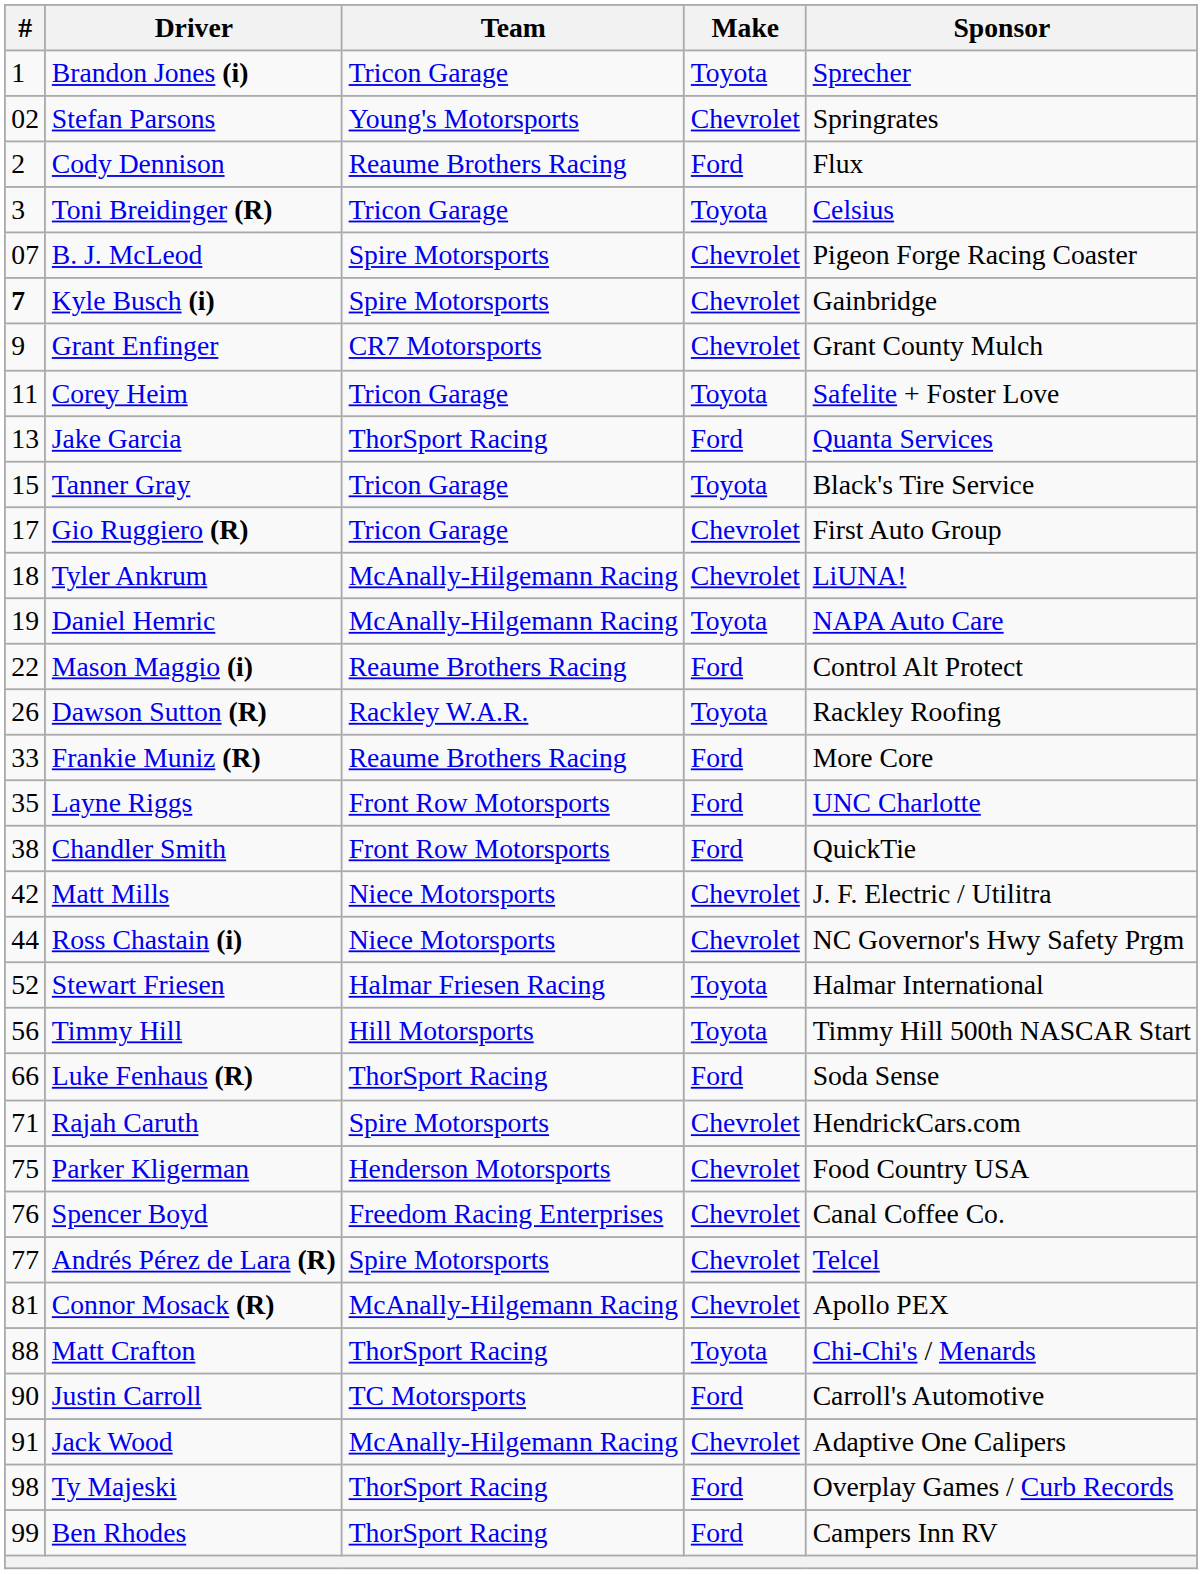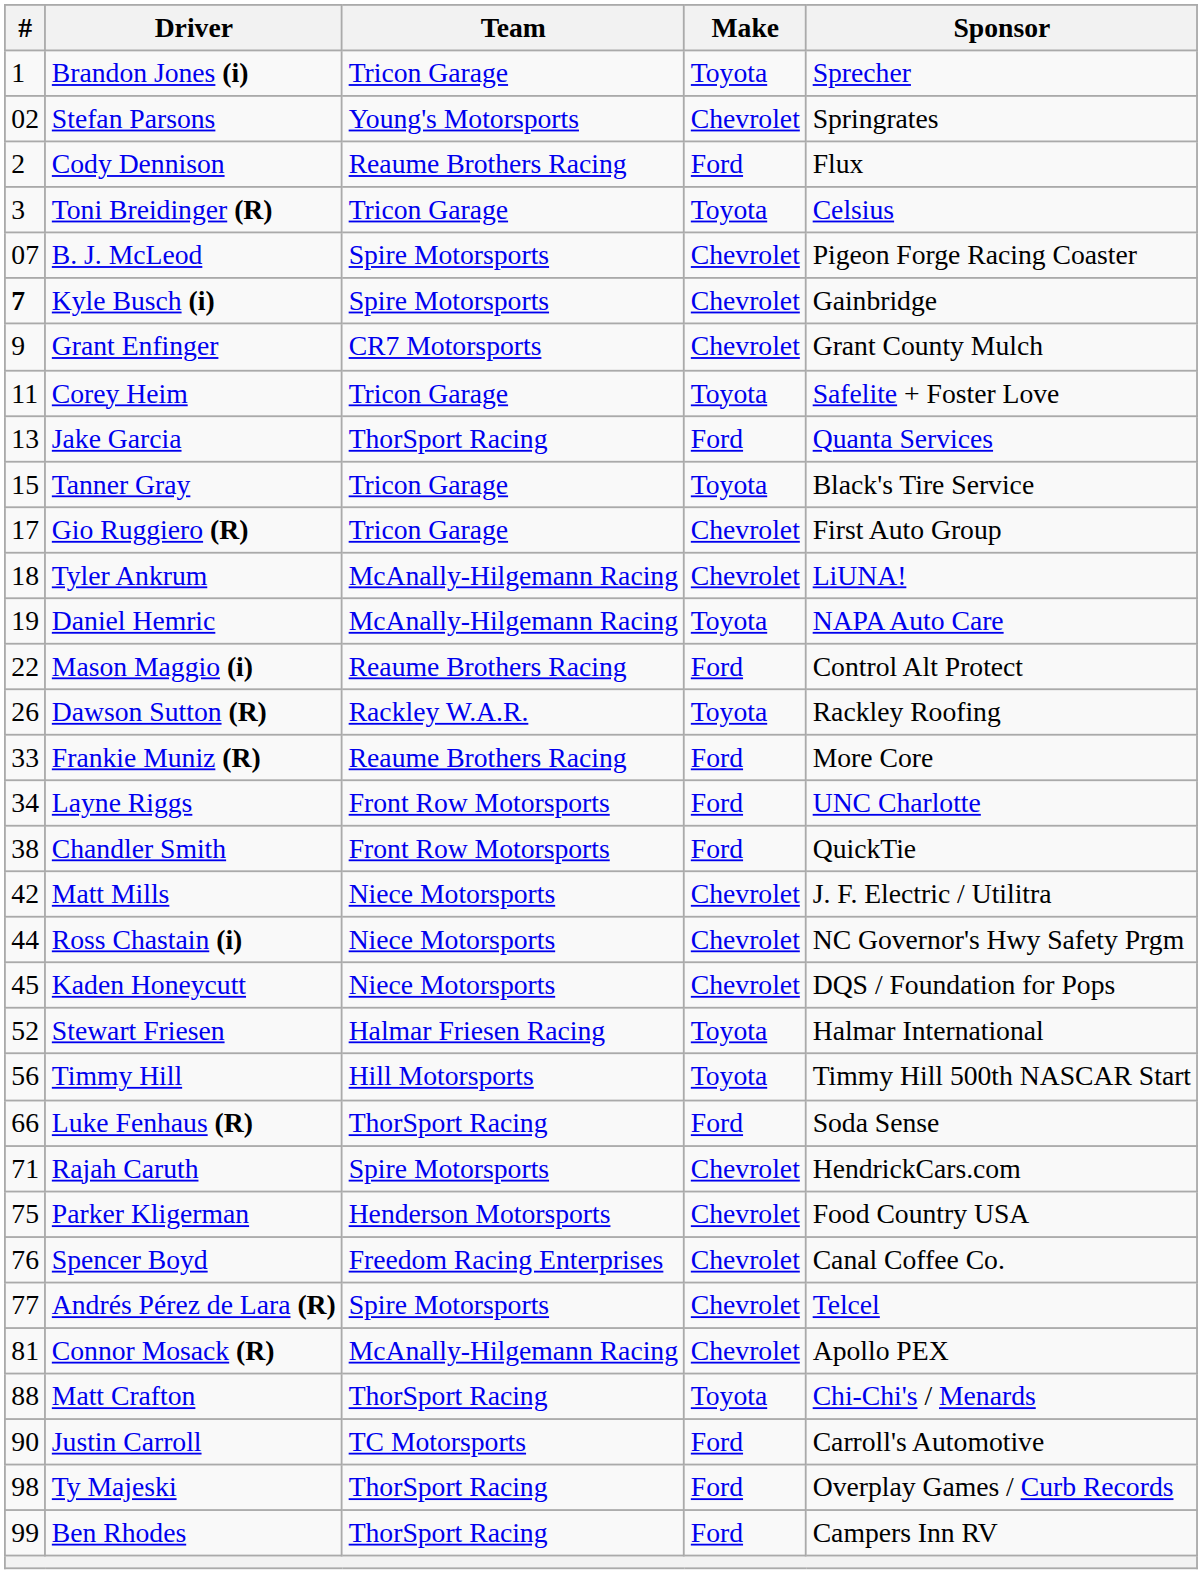(25, 802) 35 -> (25, 802) 34
+ row: (149, 985)
- row: (112, 1441)
